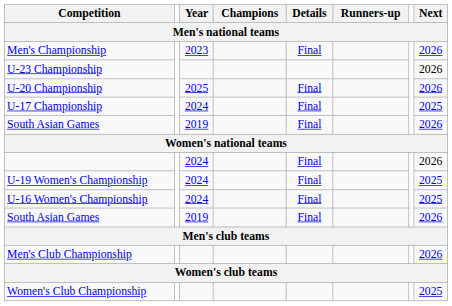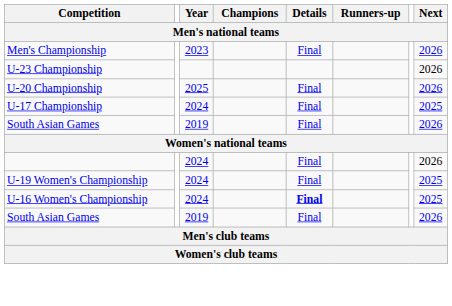(309, 198) normal -> (309, 198) bold
- row: (69, 254)
- row: (77, 291)
